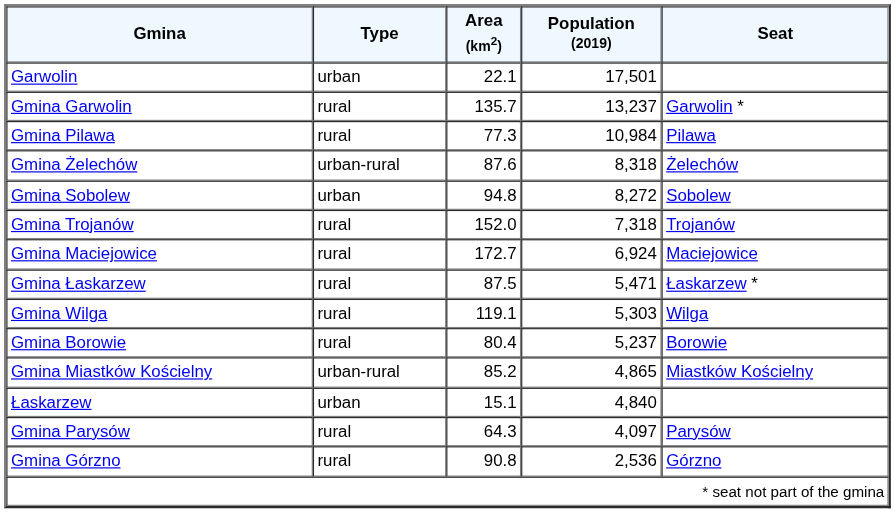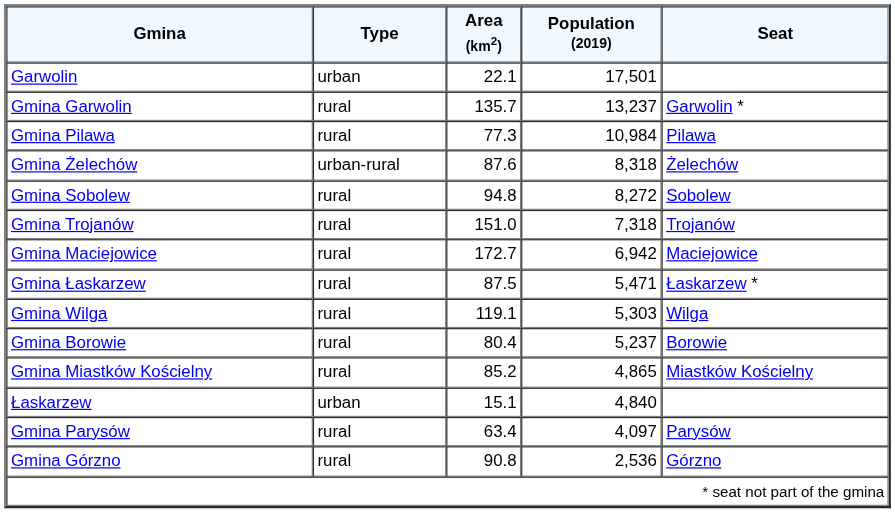(339, 194) urban -> (334, 194) rural
(496, 224) 152.0 -> (496, 224) 151.0
(636, 254) 6,924 -> (636, 254) 6,942
(359, 372) urban-rural -> (334, 372) rural
(500, 431) 64.3 -> (500, 431) 63.4
